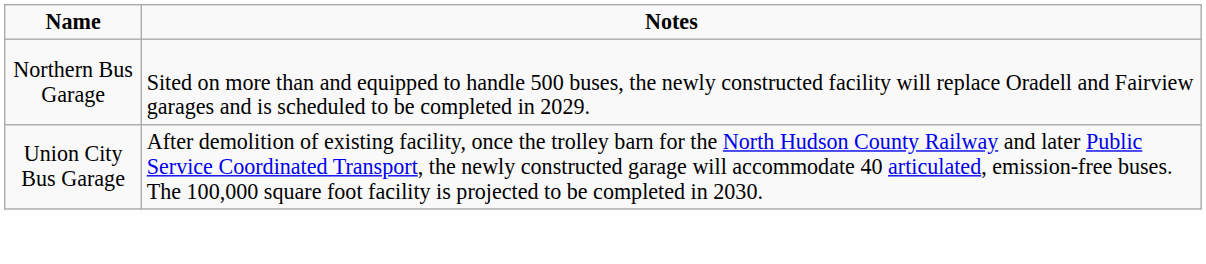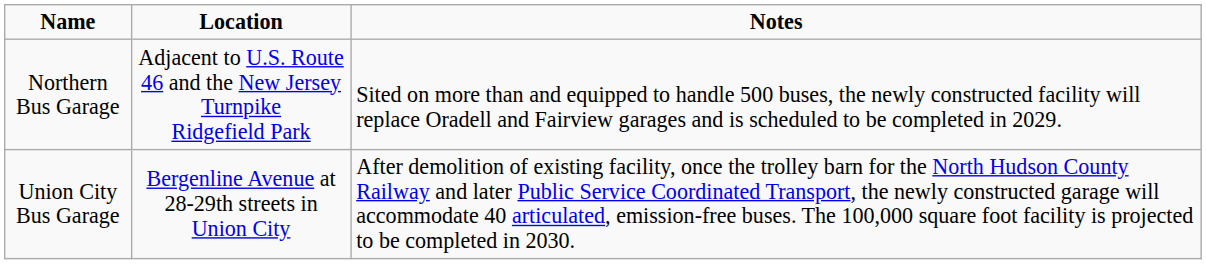+ column: (241, 22)
